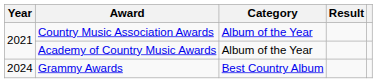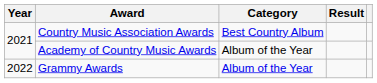(267, 31) Album of the Year -> (273, 31) Best Country Album
(20, 68) 2024 -> (20, 68) 2022
(273, 68) Best Country Album -> (267, 68) Album of the Year
